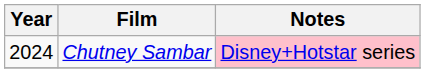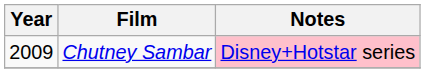(31, 51) 2024 -> (31, 51) 2009
